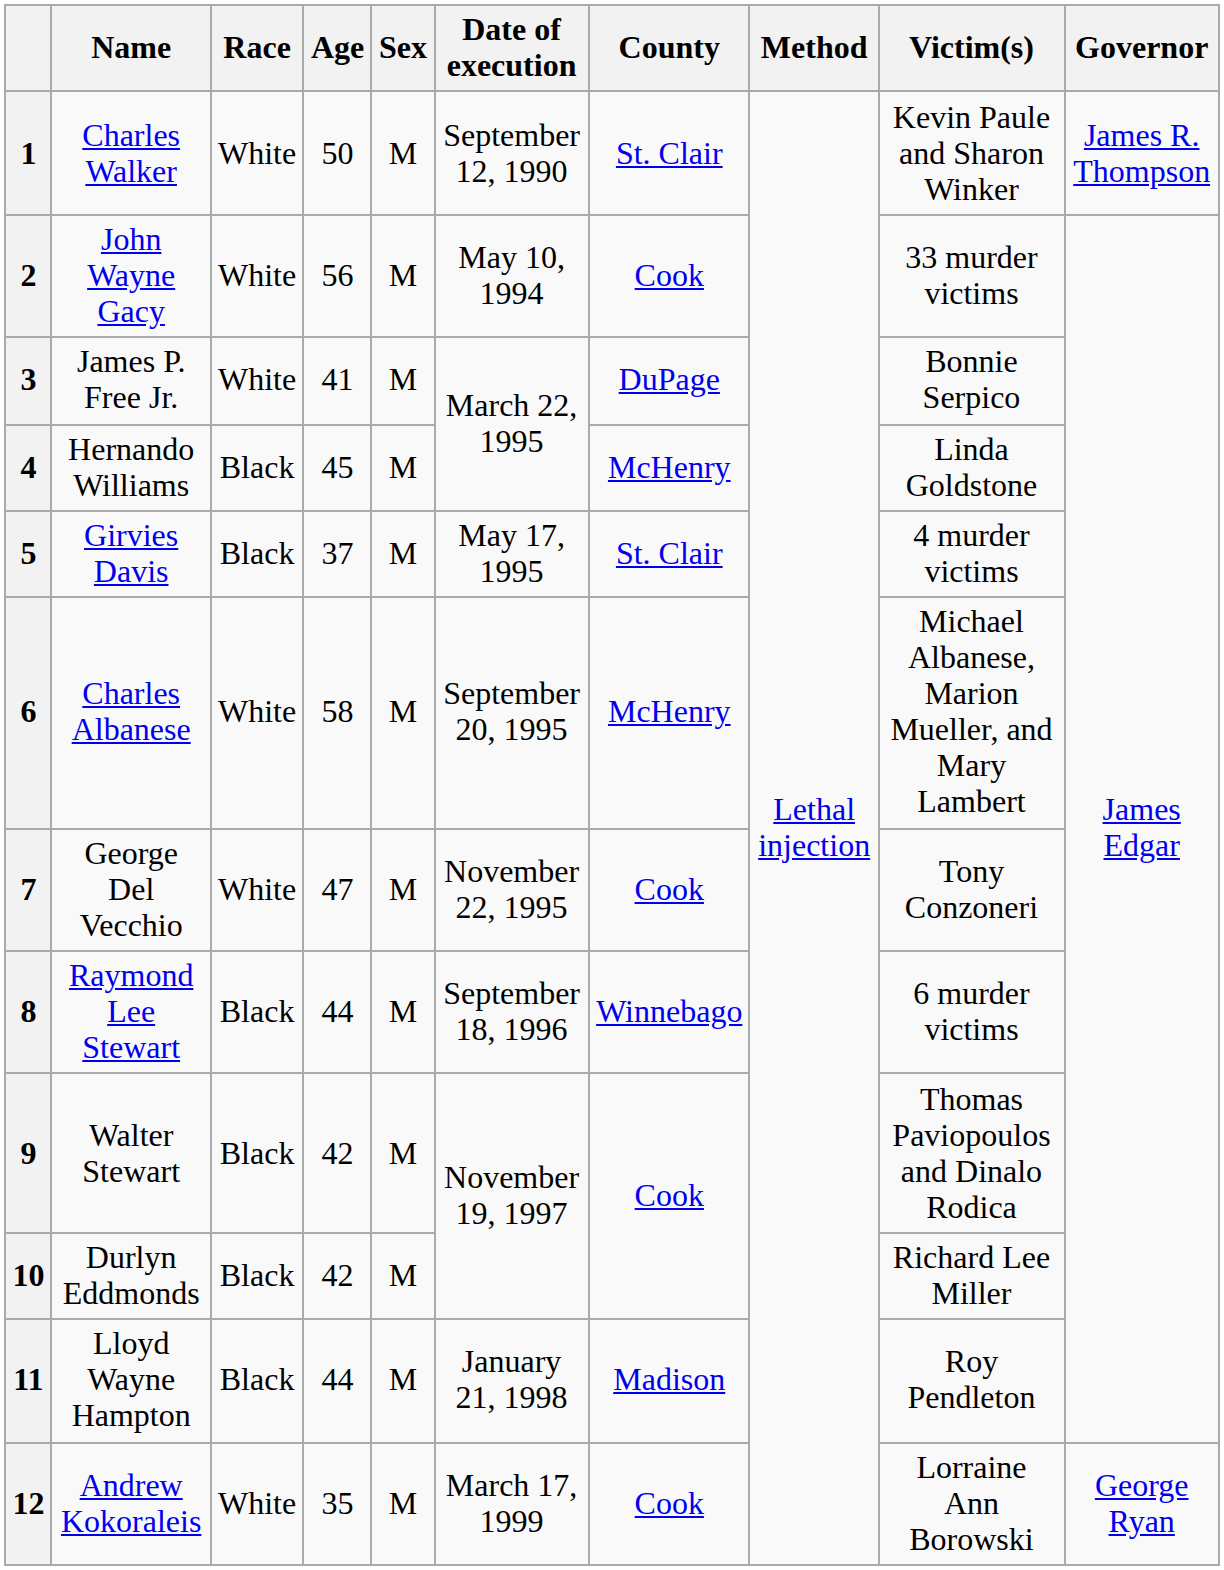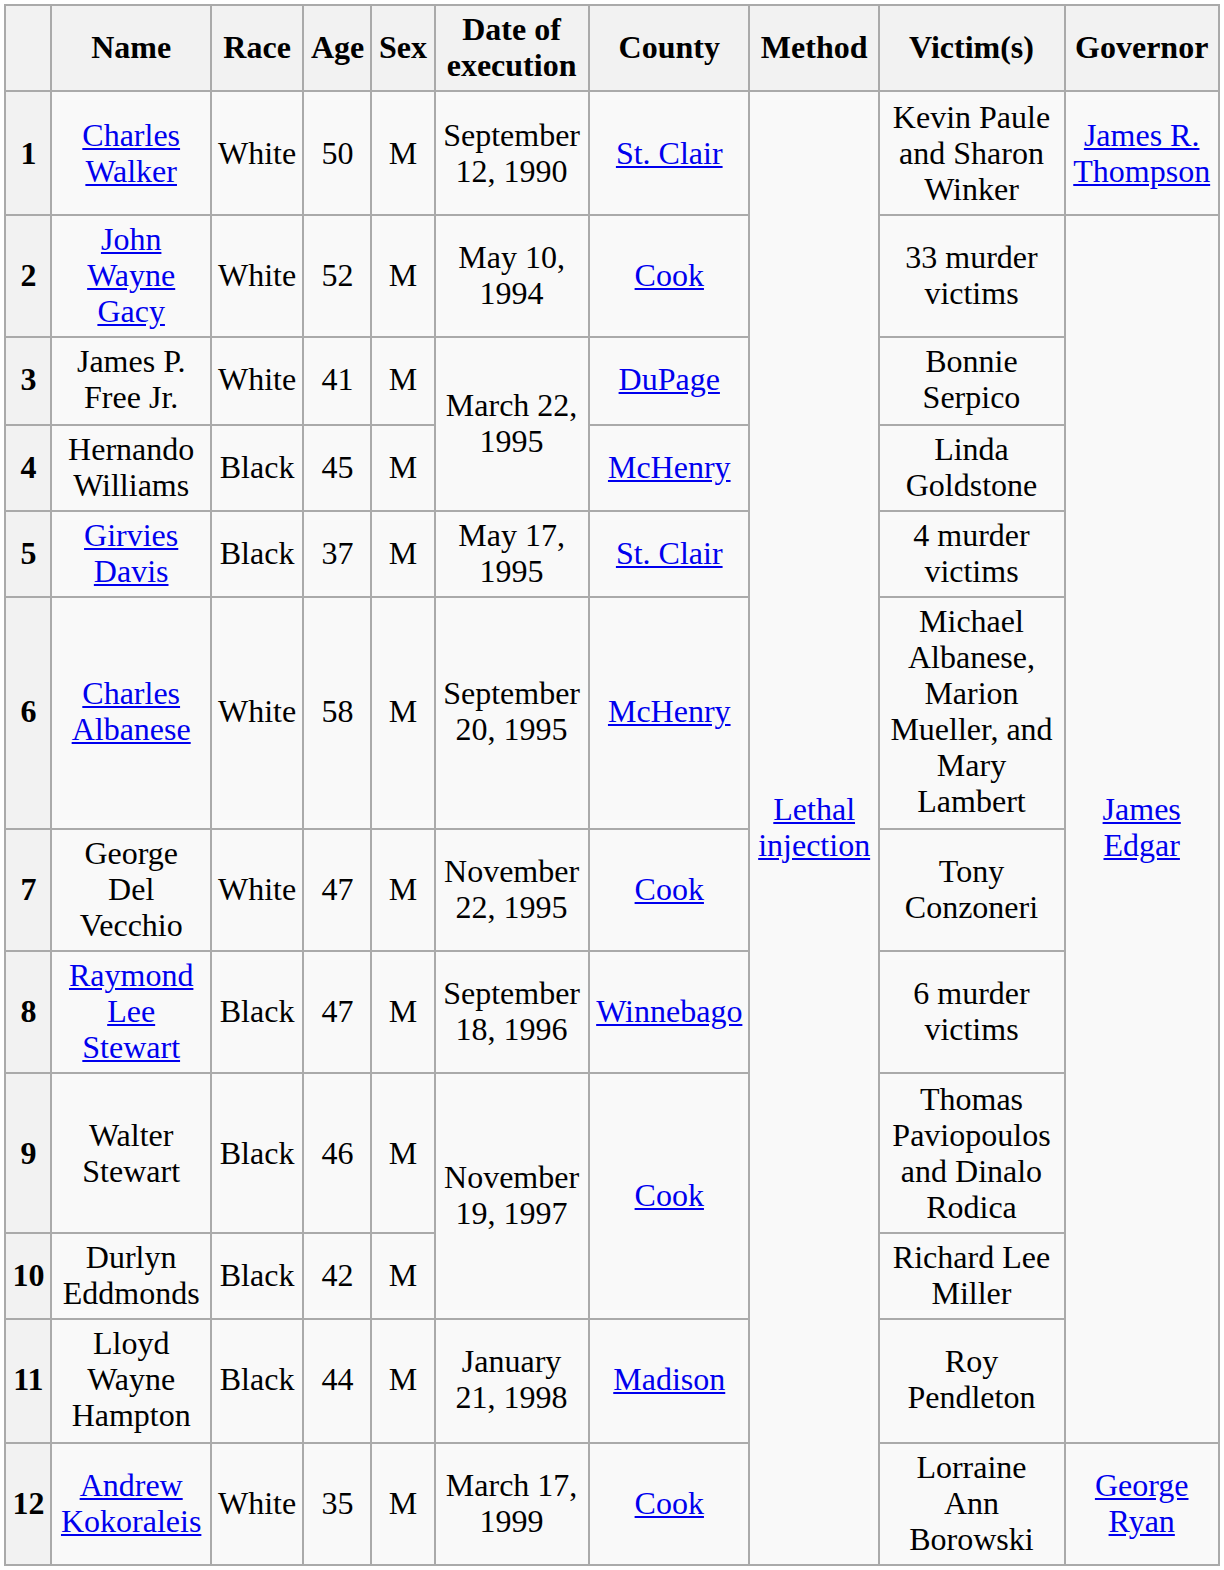(338, 275) 56 -> (338, 275) 52
(338, 1011) 44 -> (338, 1011) 47
(338, 1152) 42 -> (338, 1152) 46
